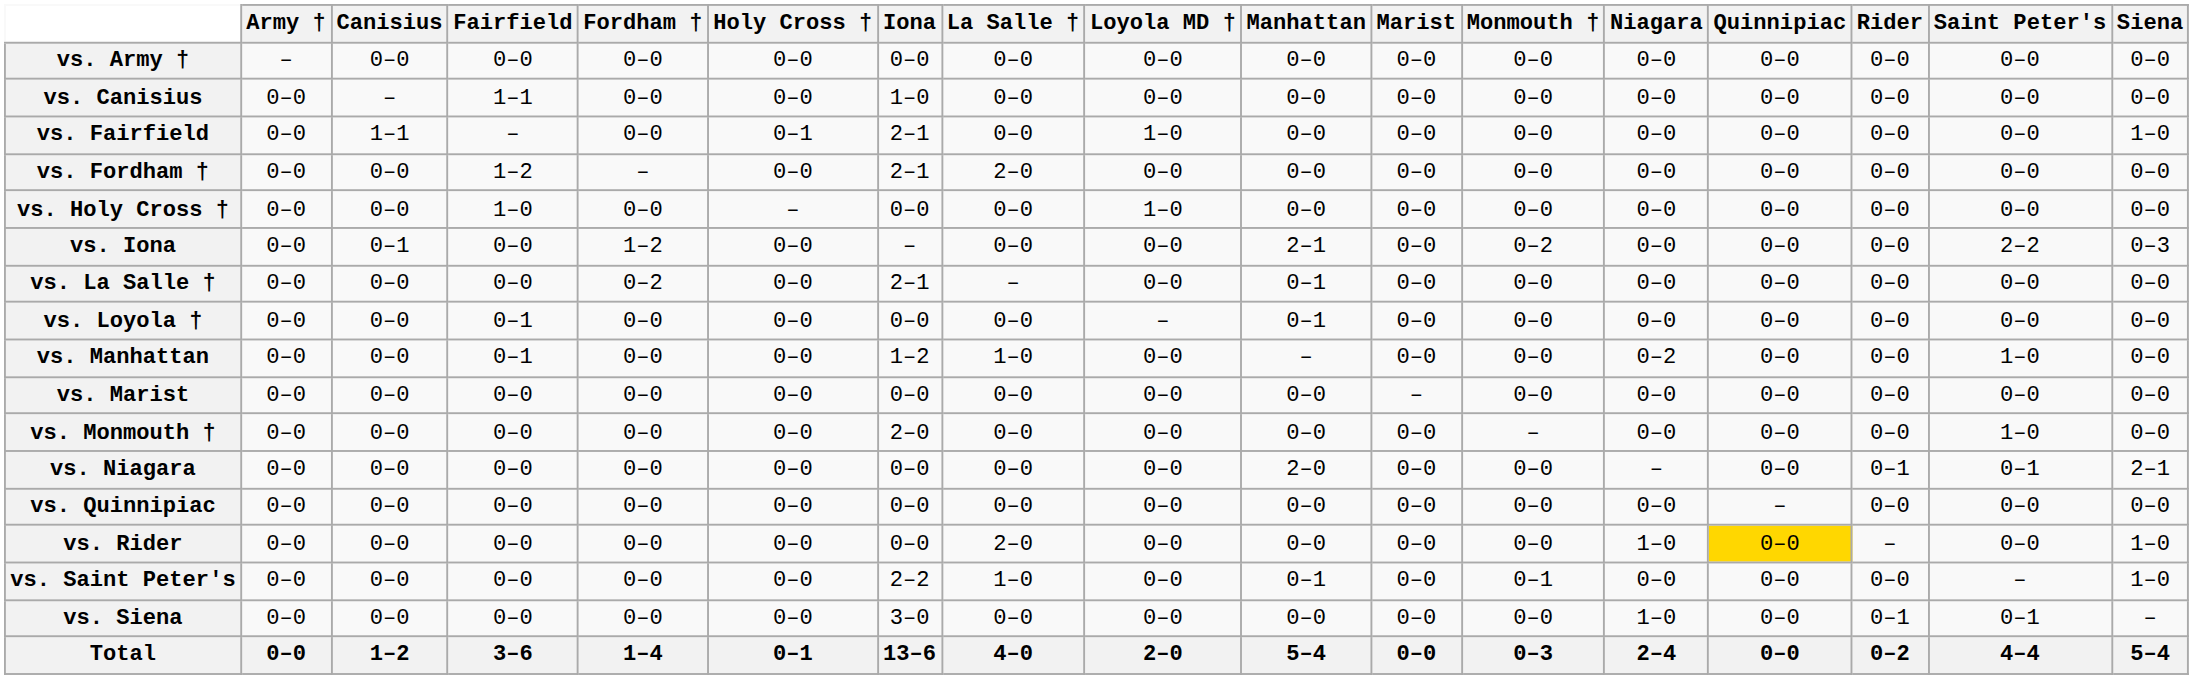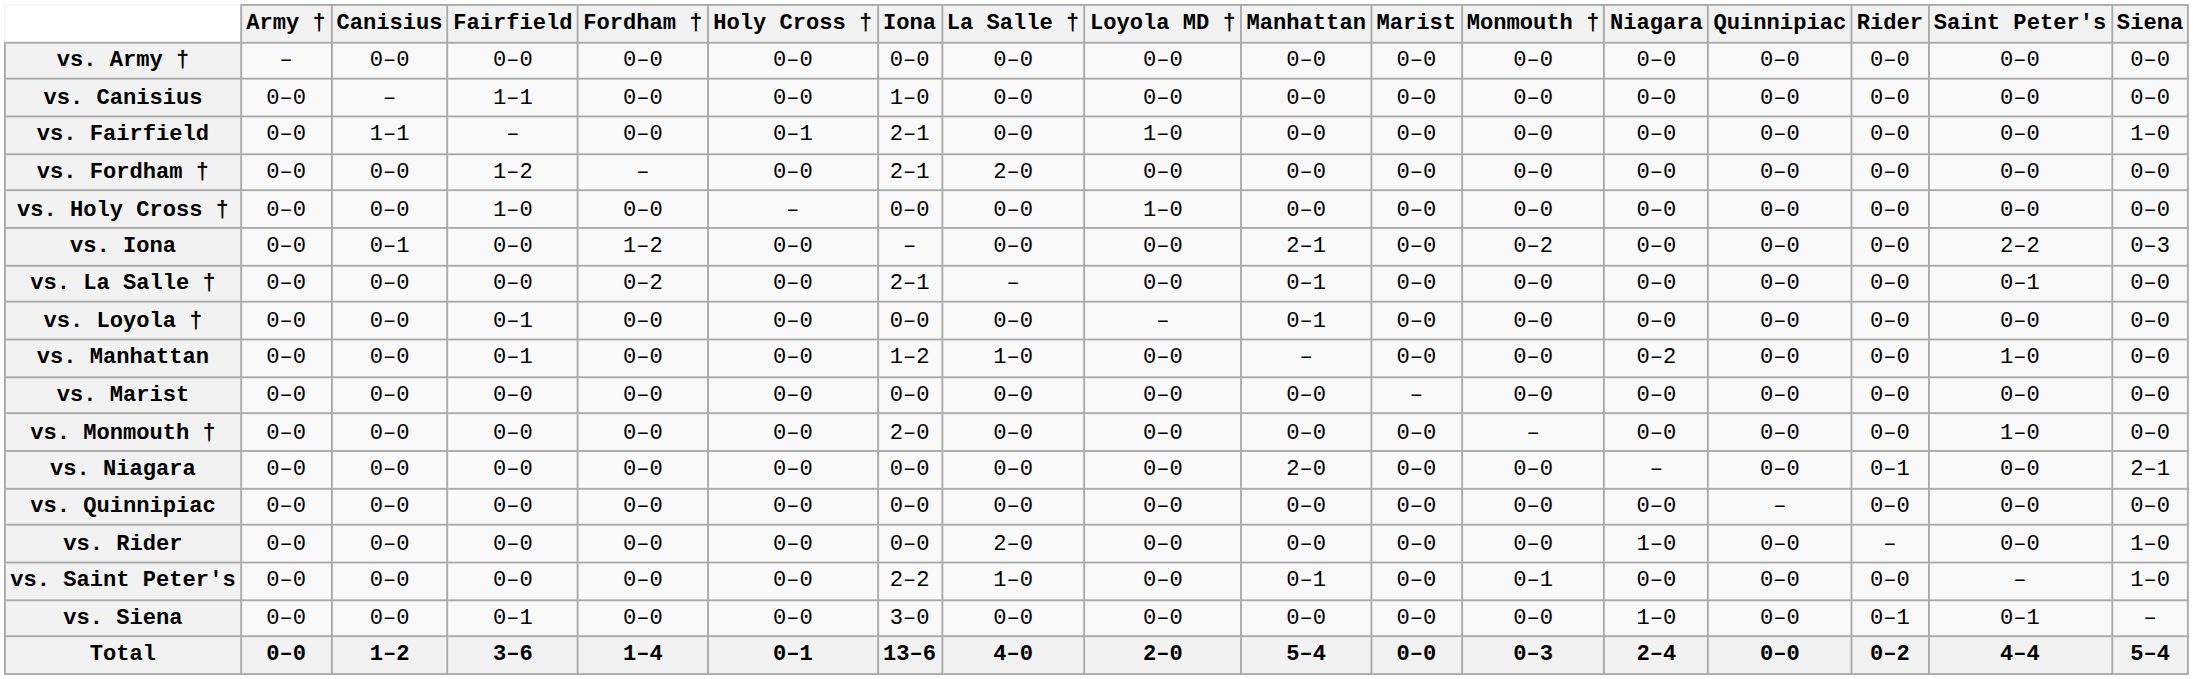(2020, 283) 0–0 -> (2020, 283) 0–1
(2020, 469) 0–1 -> (2020, 469) 0–0
(1780, 543) gold background -> (1780, 543) no background
(513, 618) 0–0 -> (513, 618) 0–1
